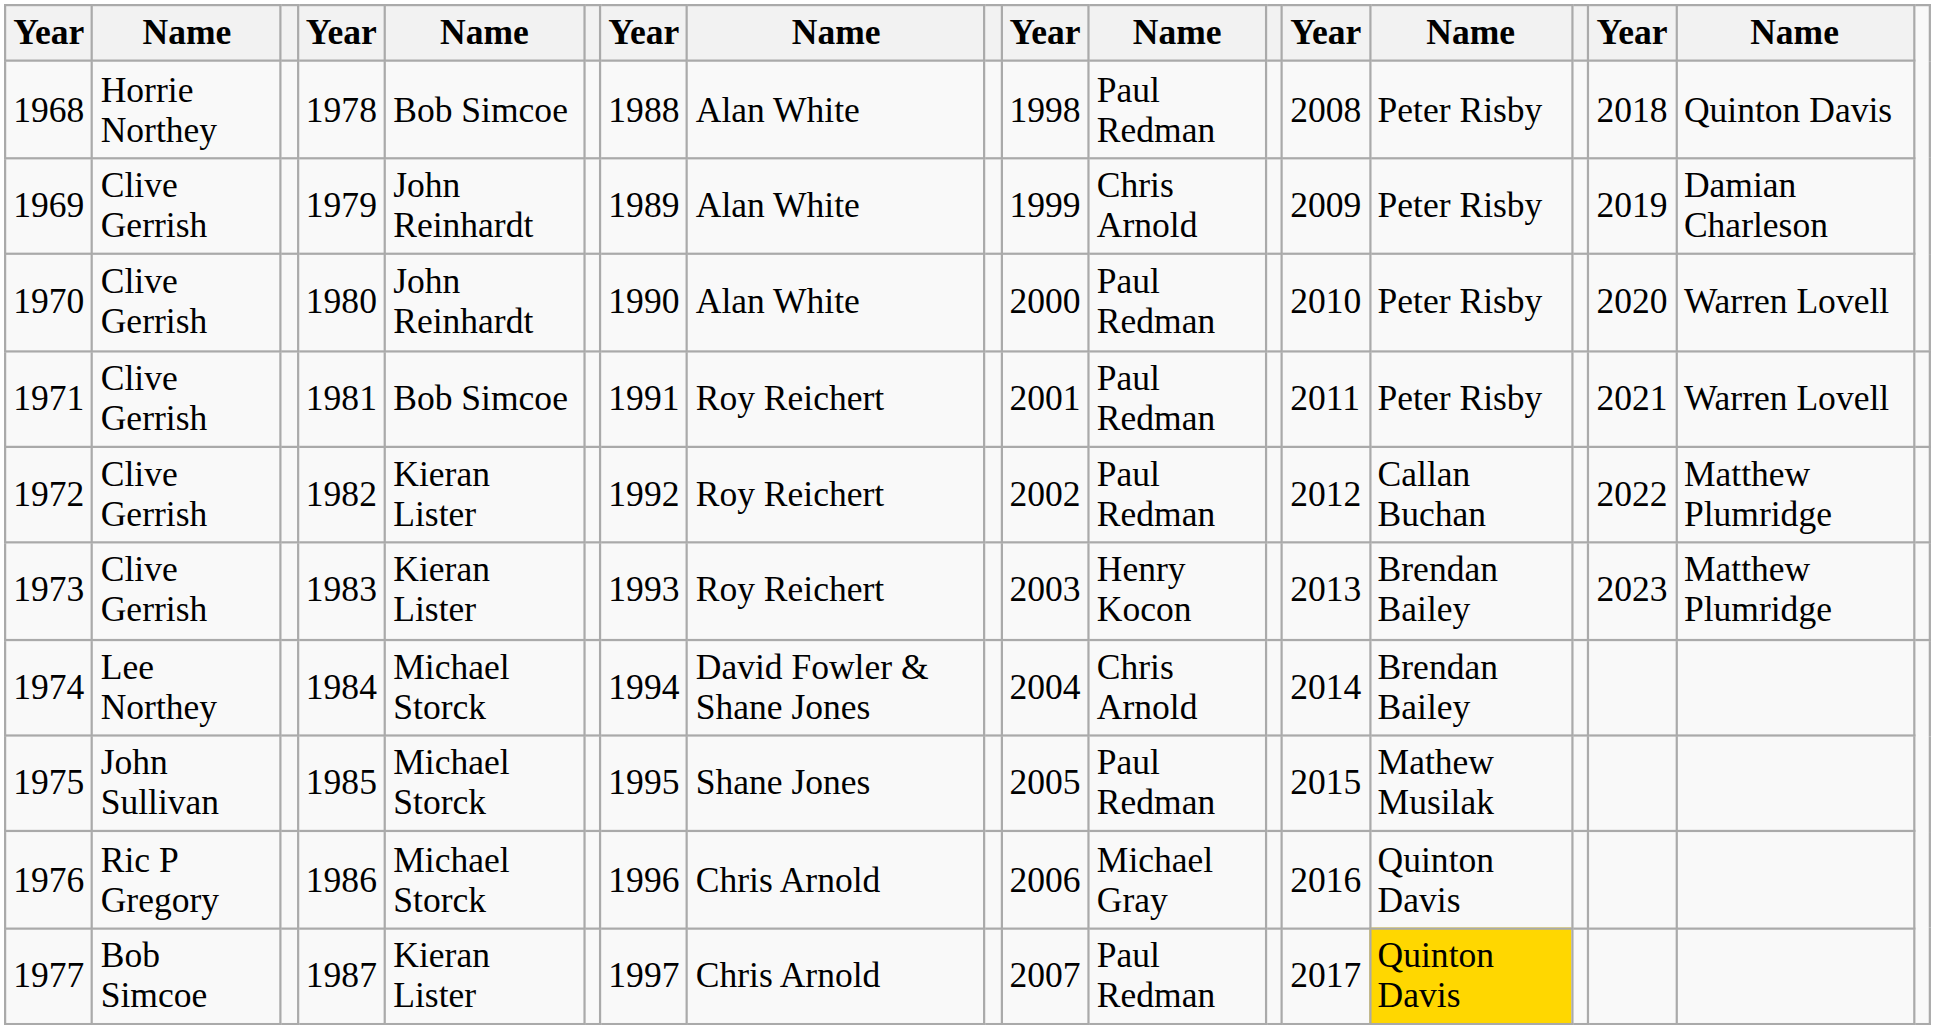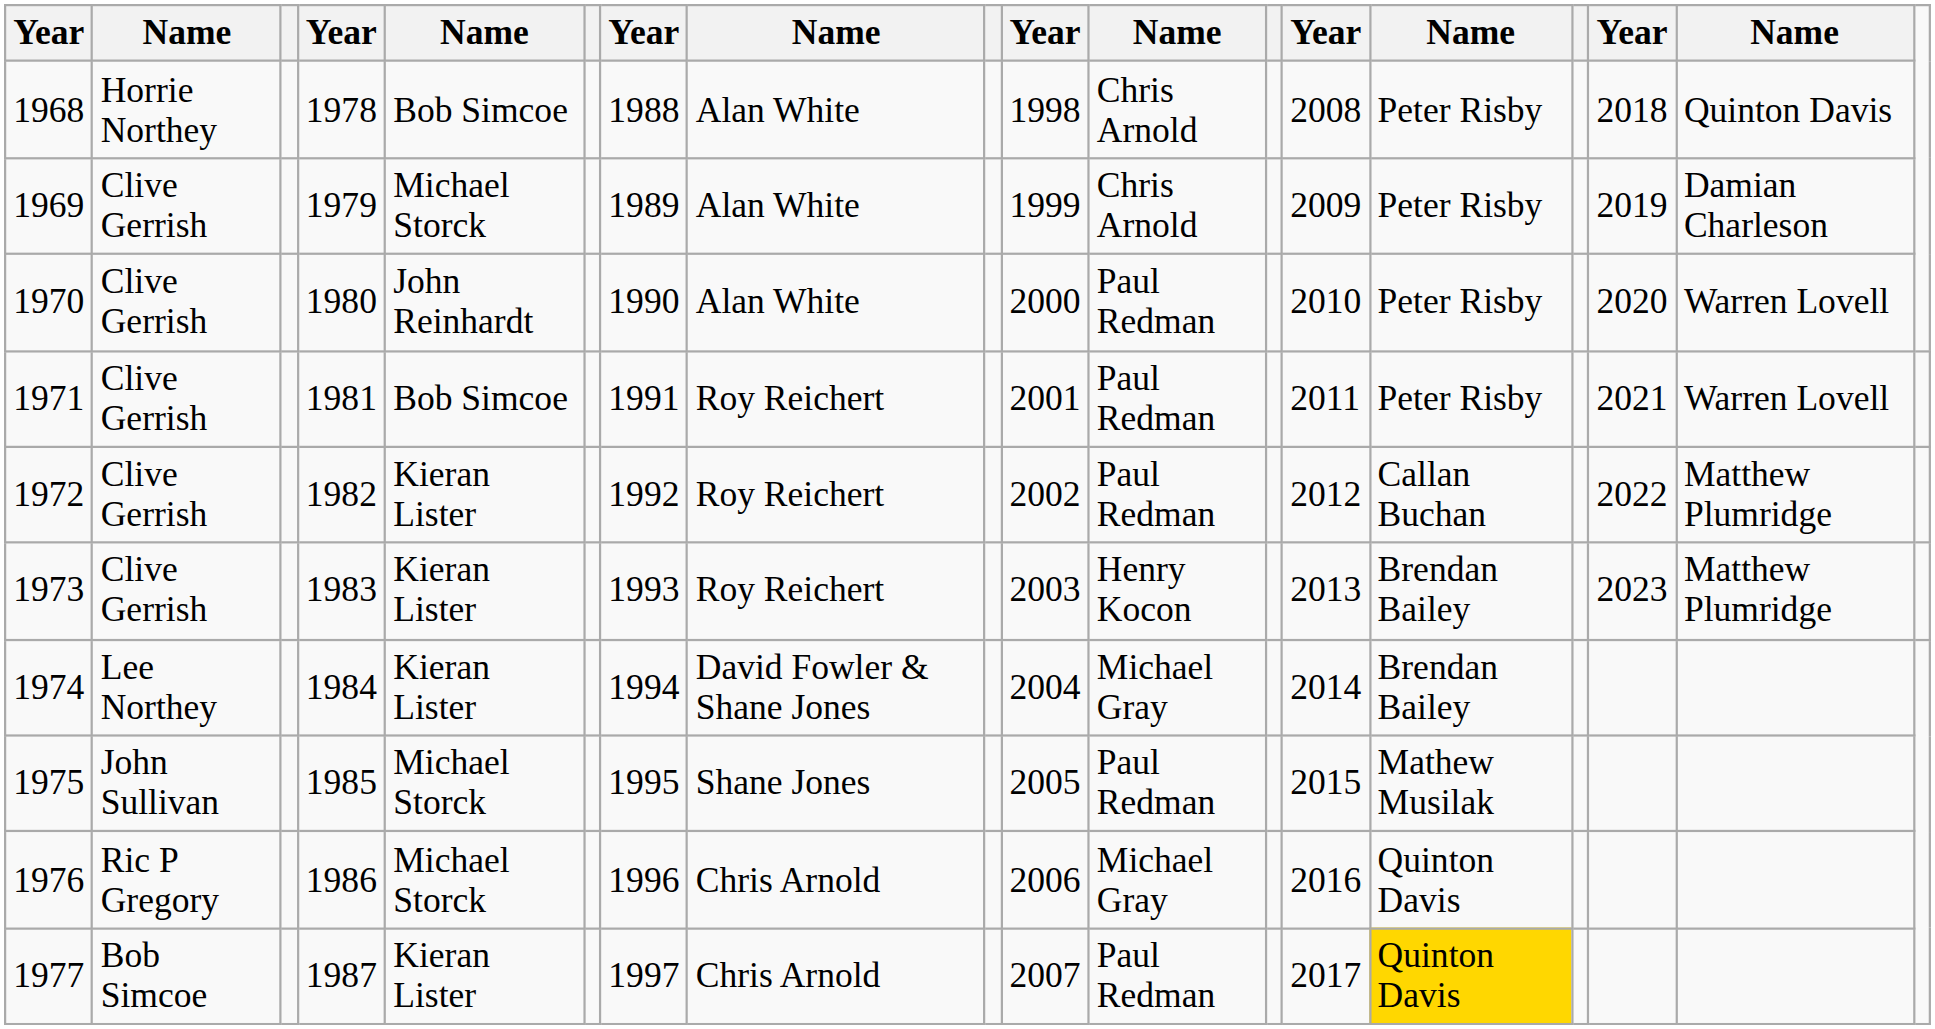(1156, 108) Paul Redman -> (1147, 108) Chris Arnold
(463, 205) John Reinhardt -> (451, 205) Michael Storck
(451, 686) Michael Storck -> (442, 686) Kieran Lister
(1147, 686) Chris Arnold -> (1155, 686) Michael Gray
